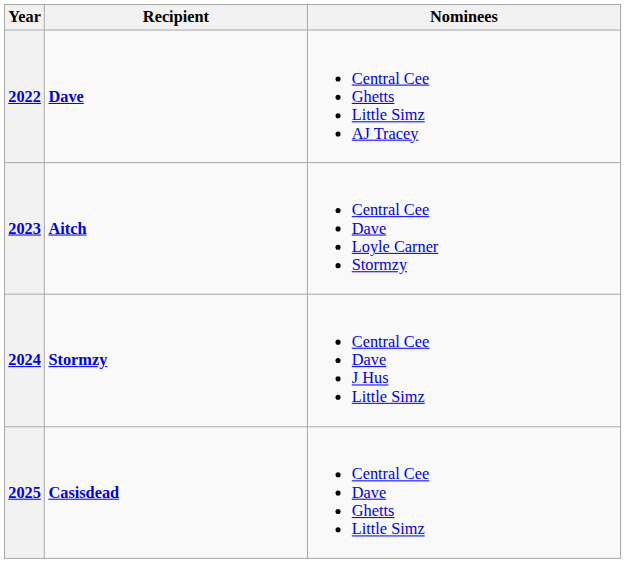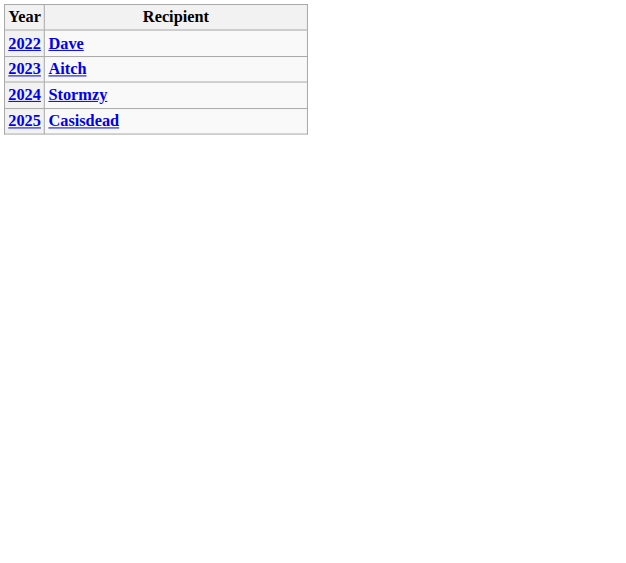- column: (464, 17)
